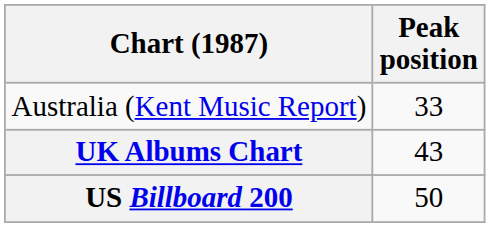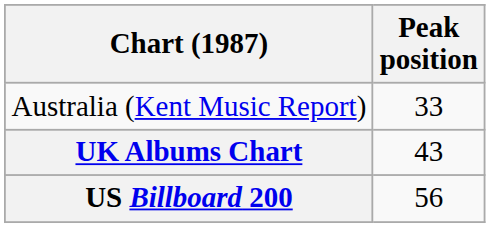(429, 197) 50 -> (429, 197) 56
